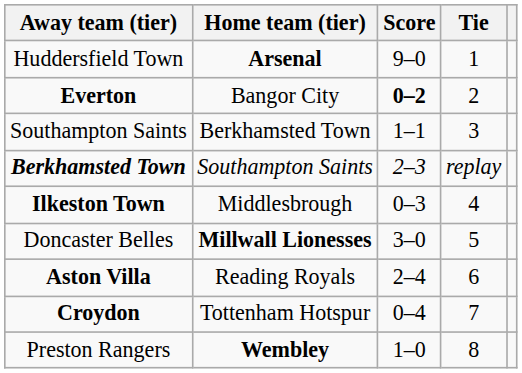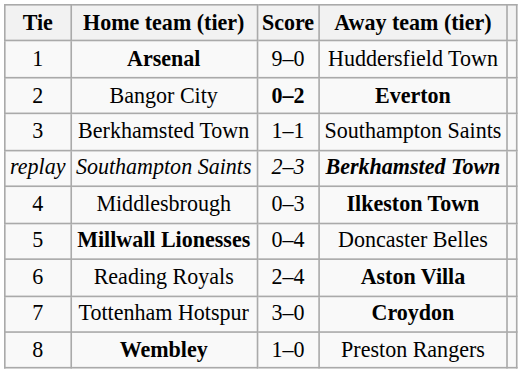columns swapped: (474, 22) <-> (98, 22)
(409, 240) 3–0 -> (288, 240) 0–4
(409, 313) 0–4 -> (288, 313) 3–0
